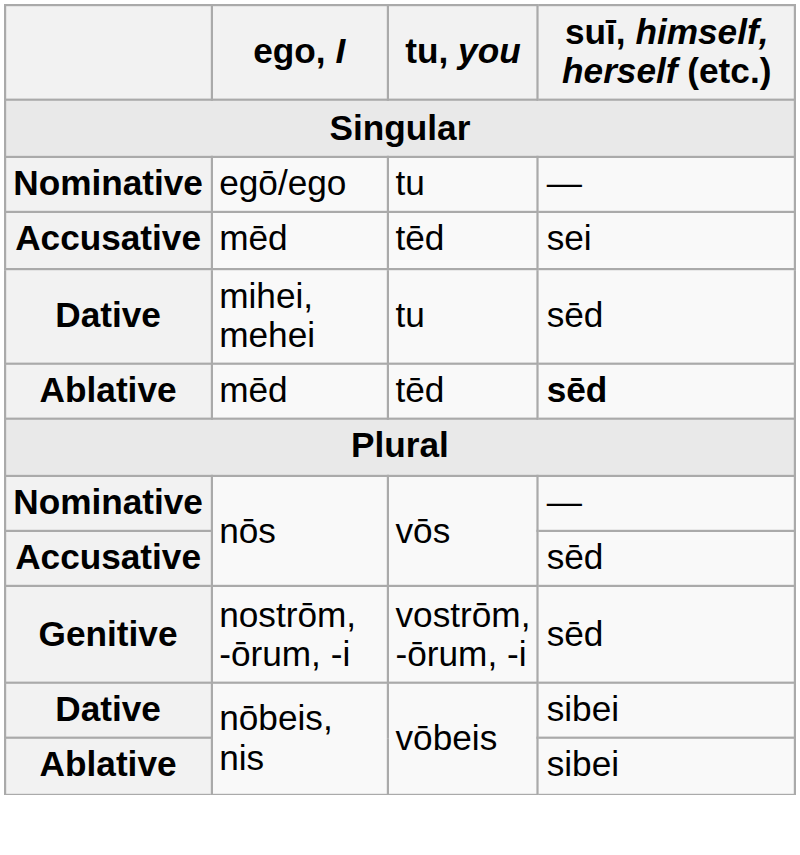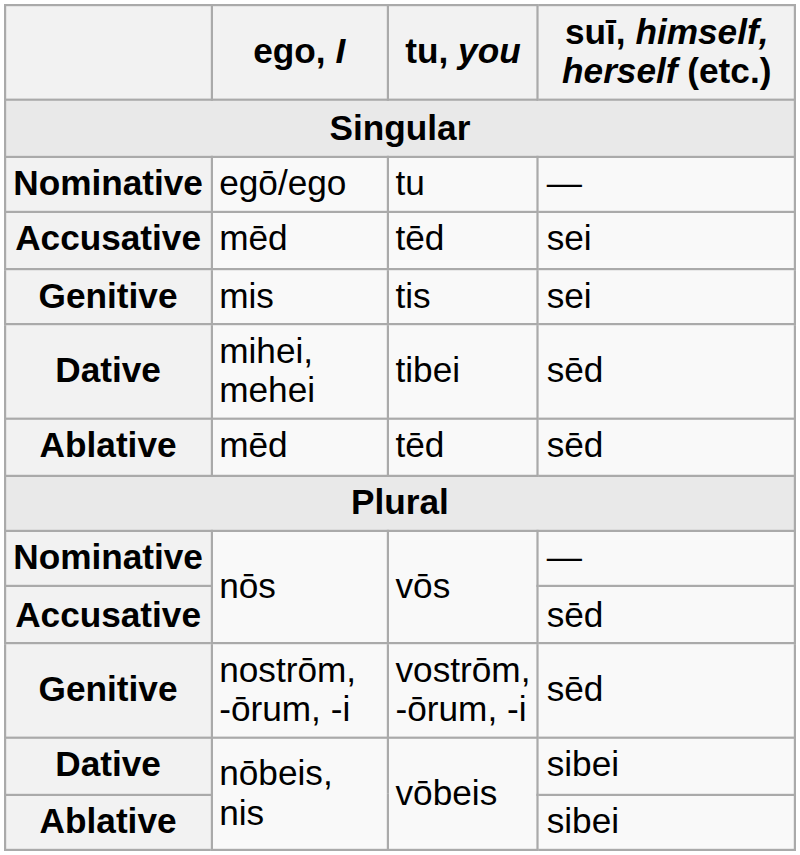+ row: (108, 295)
(410, 315) tu -> (428, 370) tibei
(577, 390) bold -> (575, 446) normal
